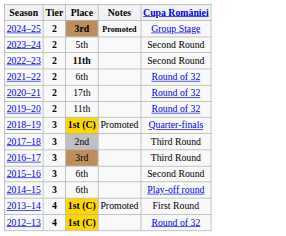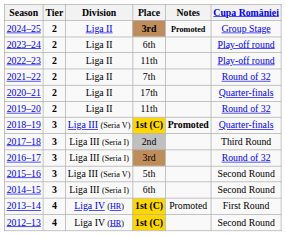+ column: (99, 12)
(82, 45) 5th -> (149, 45) 6th
(176, 45) Second Round -> (246, 45) Play-off round
(82, 61) bold -> (149, 61) normal
(176, 61) Second Round -> (246, 61) Play-off round
(82, 77) 6th -> (149, 77) 7th
(176, 93) Round of 32 -> (246, 93) Quarter-finals
(119, 126) normal -> (188, 126) bold
(176, 158) Third Round -> (246, 158) Round of 32
(82, 174) 6th -> (149, 174) 5th
(176, 190) Play-off round -> (246, 190) Second Round
(176, 222) Round of 32 -> (246, 222) Second Round
